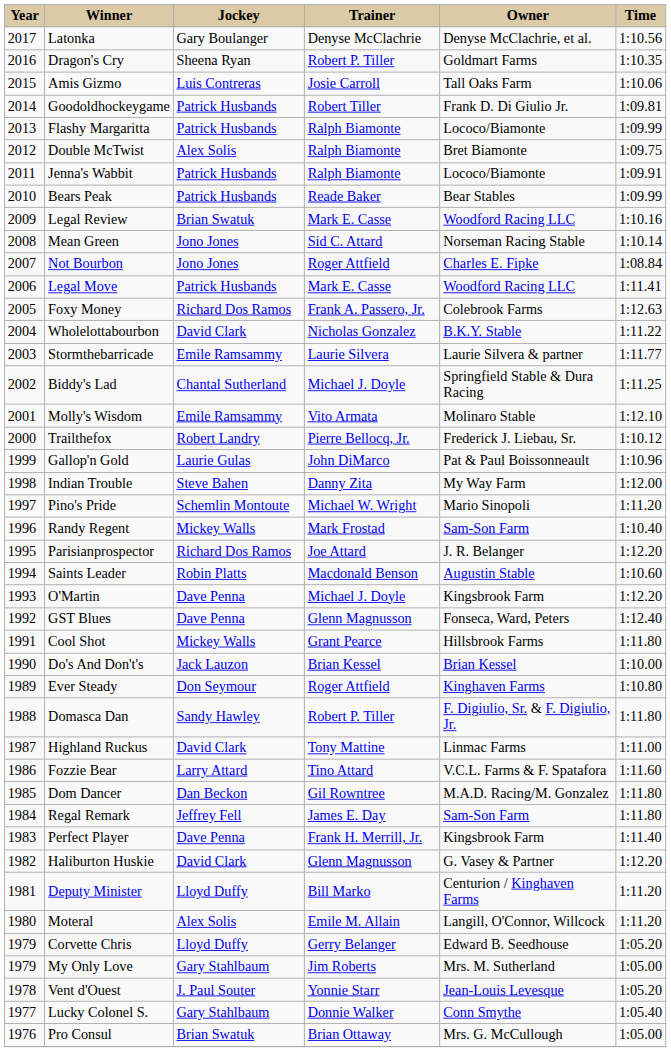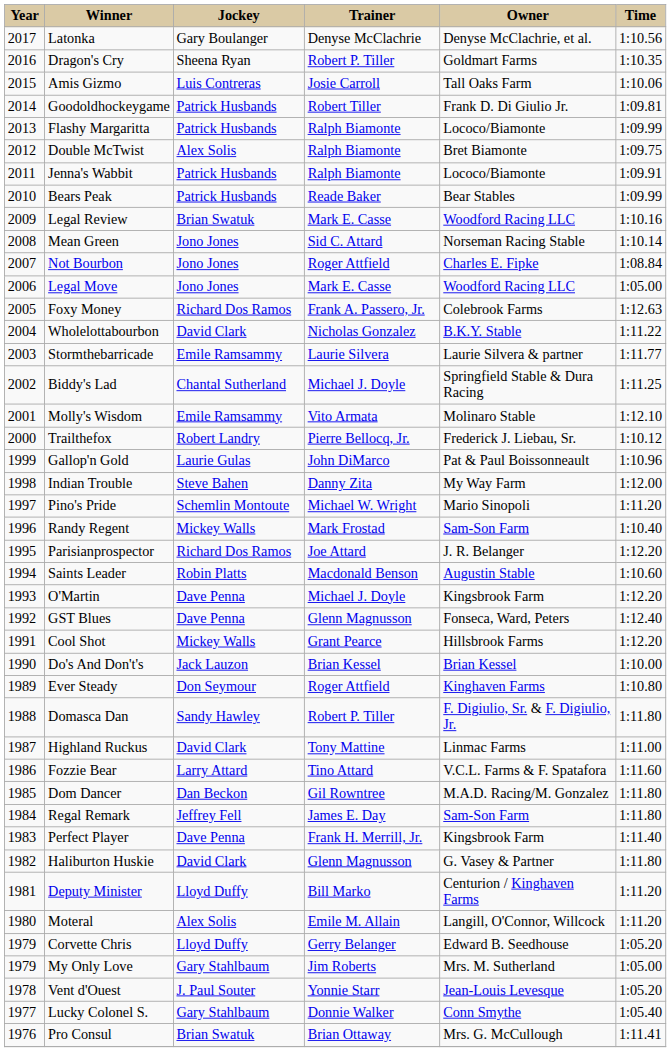(227, 286) Patrick Husbands -> (208, 286) Jono Jones
(640, 286) 1:11.41 -> (640, 286) 1:05.00
(640, 641) 1:11.80 -> (640, 641) 1:12.20
(640, 860) 1:12.20 -> (640, 860) 1:11.80
(640, 1034) 1:05.00 -> (640, 1034) 1:11.41
